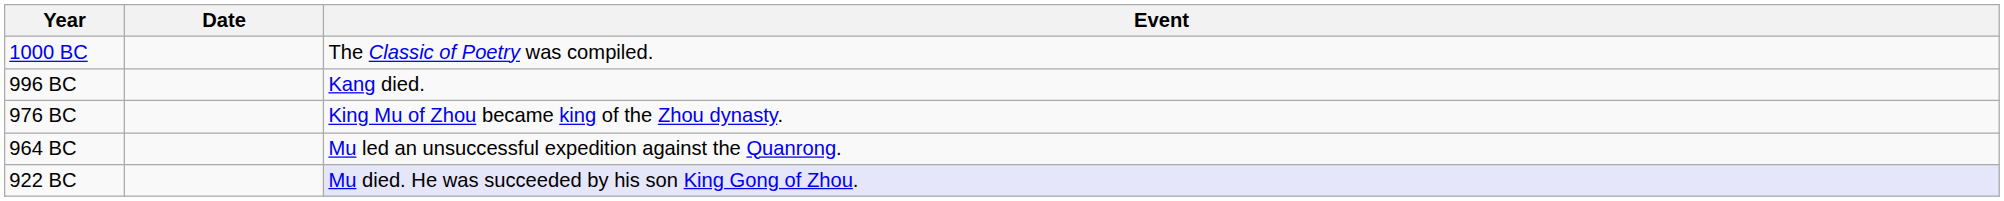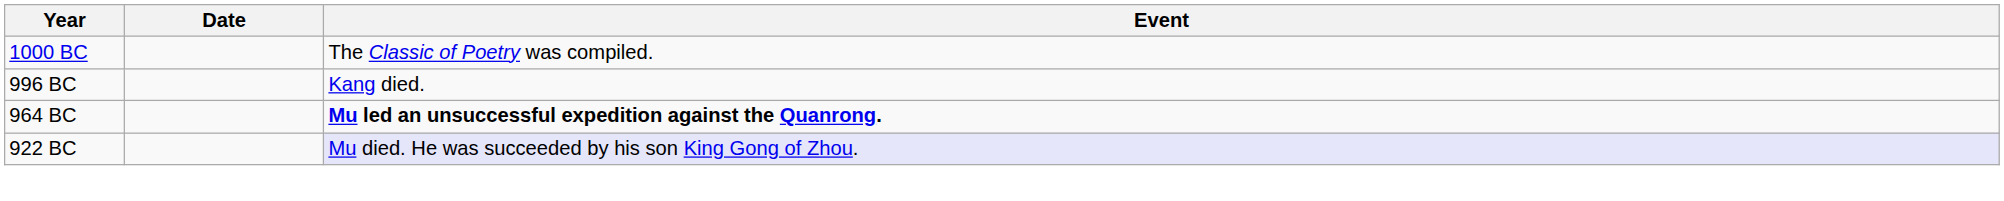- row: (43, 116)
(585, 148) normal -> (605, 116) bold
